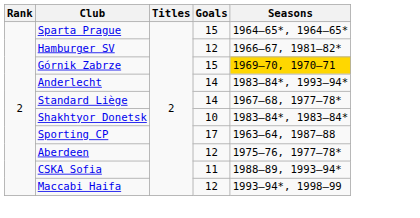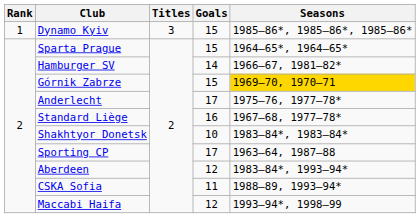+ row: (73, 30)
(212, 48) 12 -> (212, 65) 14
(212, 83) 14 -> (212, 100) 17
(290, 83) 1983–84*, 1993–94* -> (287, 100) 1975–76, 1977–78*
(212, 100) 14 -> (212, 117) 16
(287, 152) 1975–76, 1977–78* -> (290, 169) 1983–84*, 1993–94*
